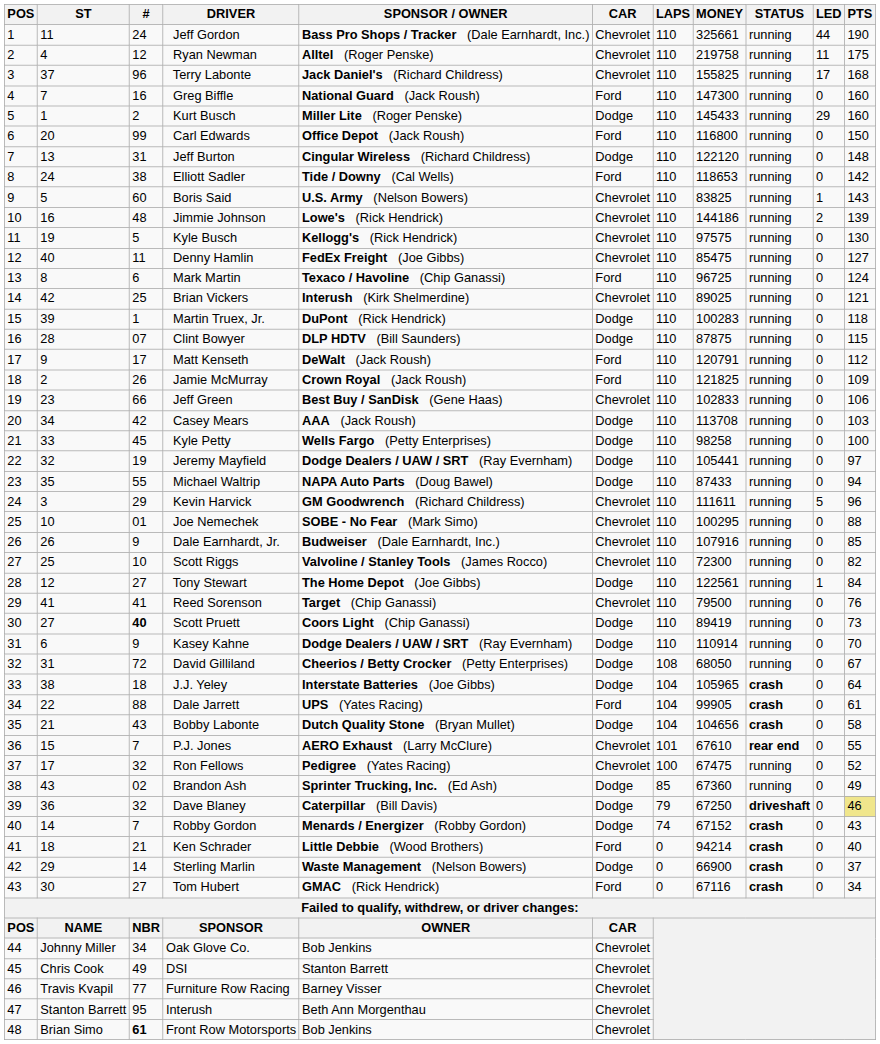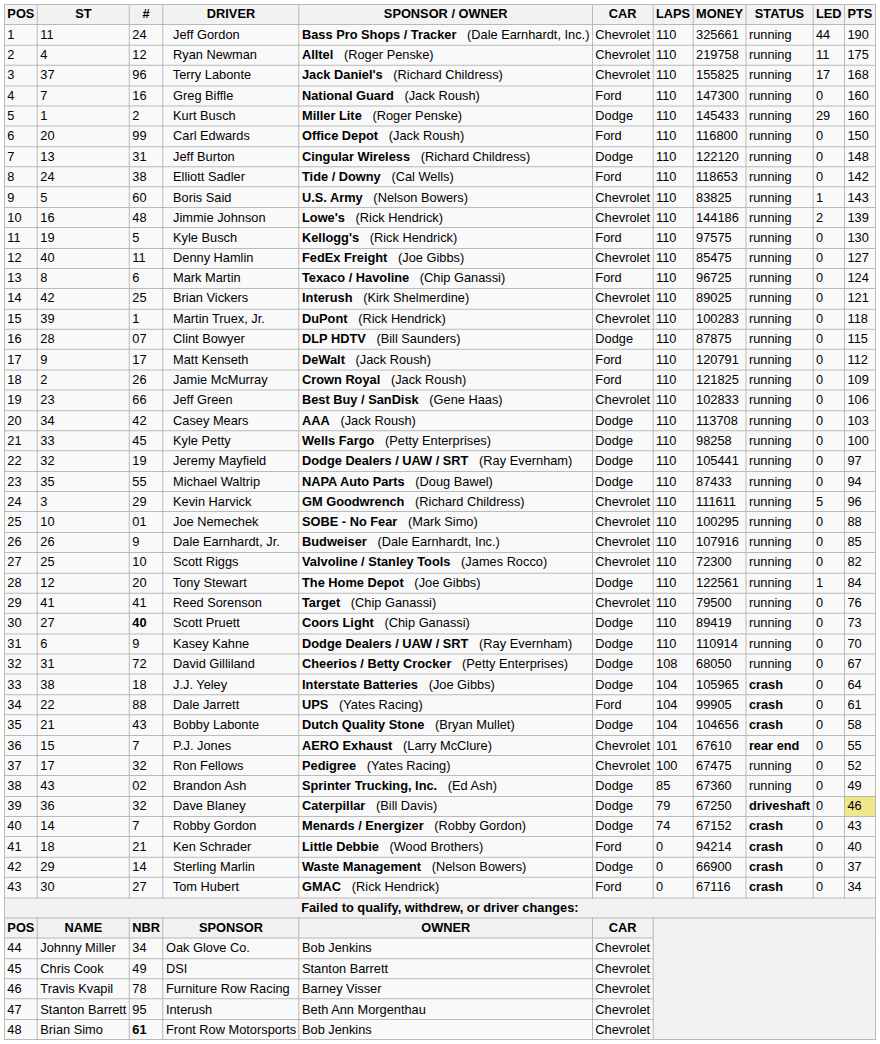(623, 237) Chevrolet -> (608, 237) Ford
(614, 319) Dodge -> (623, 319) Chevrolet
(139, 583) 27 -> (139, 583) 20
(139, 989) 77 -> (139, 989) 78
